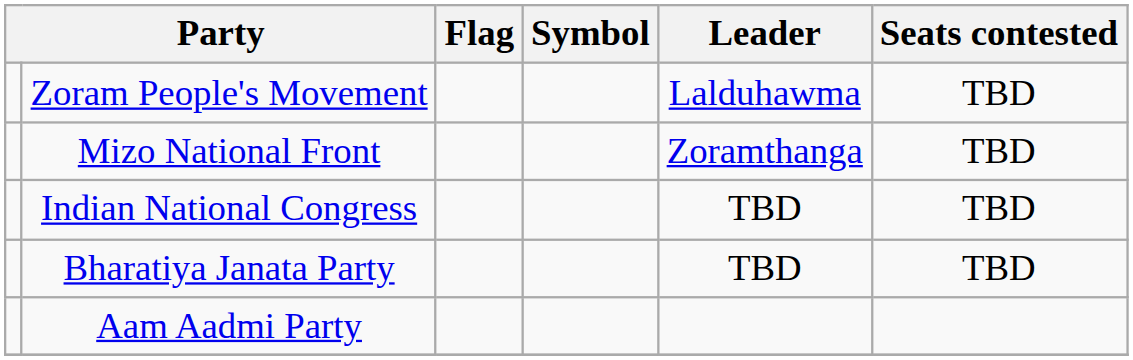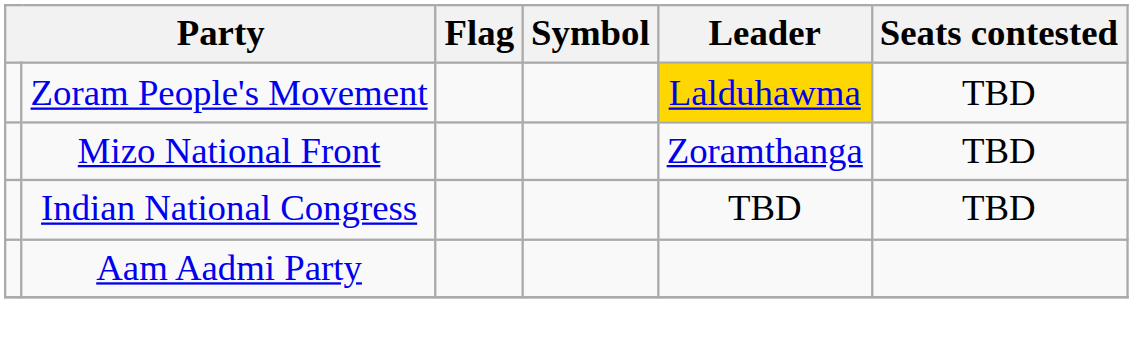(765, 92) no background -> (765, 92) gold background
- row: (229, 267)
